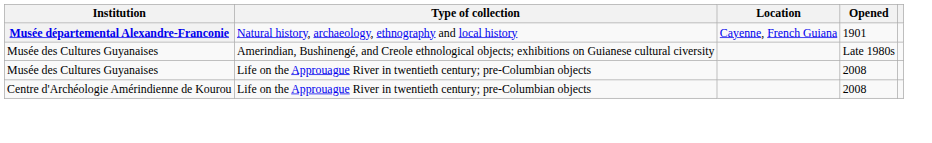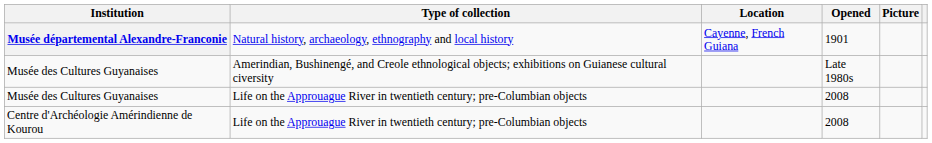+ column: (901, 13)
